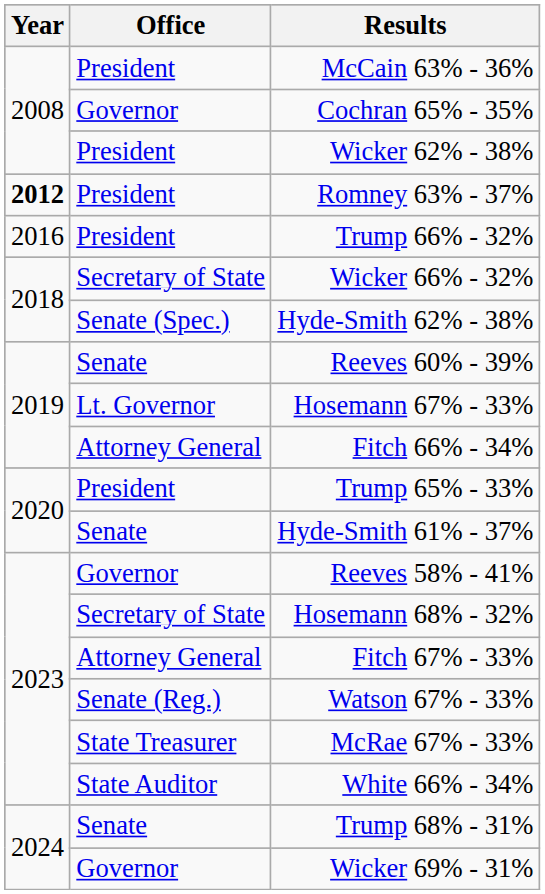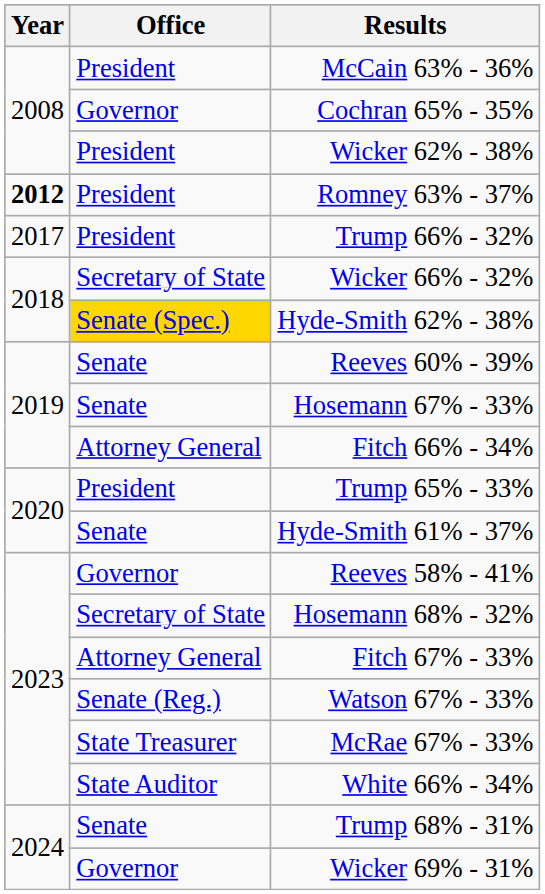(38, 236) 2016 -> (38, 236) 2017
(153, 320) no background -> (153, 320) gold background
(146, 404) Lt. Governor -> (112, 404) Senate
